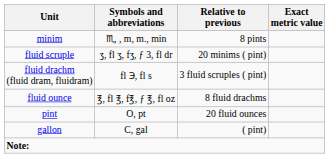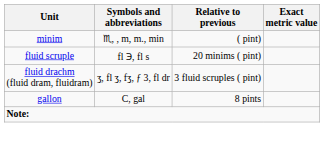(253, 39) 8 pints -> (247, 39) ( pint)
(136, 54) ʒ, fl ʒ, fʒ, ƒ 3, fl dr -> (133, 56) fl ℈, fl s
(136, 76) fl ℈, fl s -> (133, 78) ʒ, fl ʒ, fʒ, ƒ 3, fl dr
- row: (50, 97)
- row: (50, 114)
(252, 130) ( pint) -> (248, 99) 8 pints
